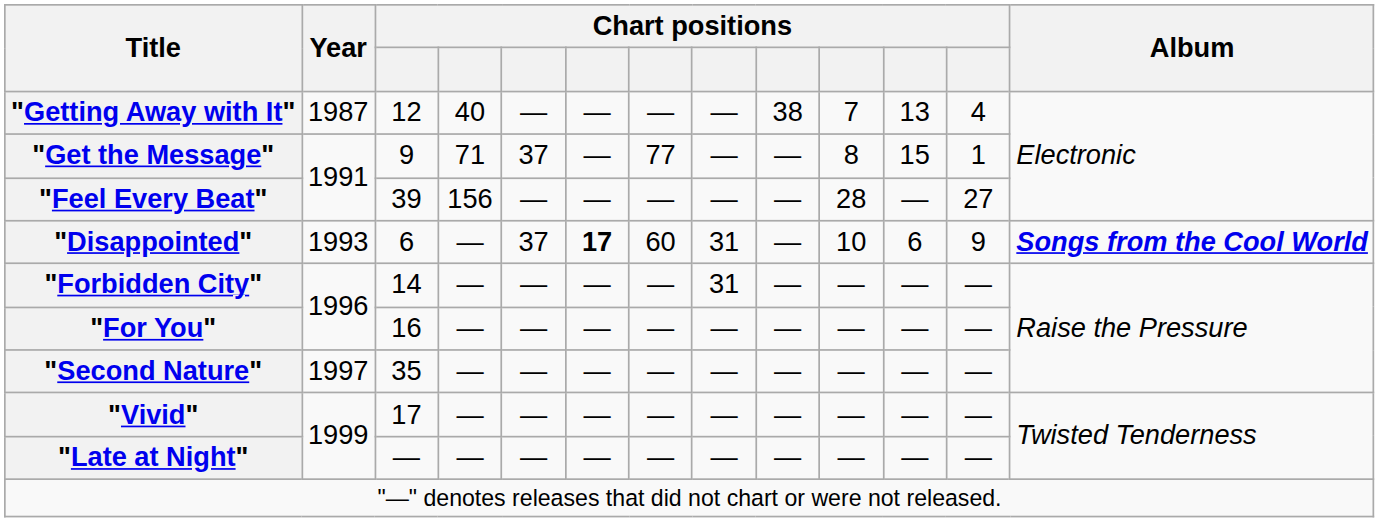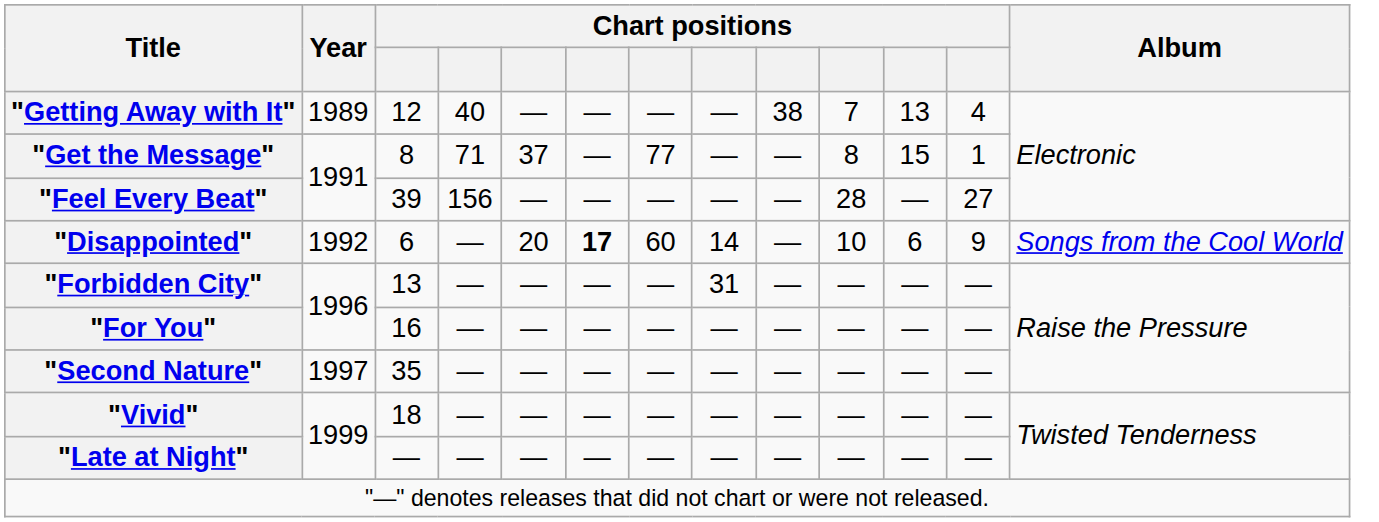(338, 112) 1987 -> (338, 112) 1989
(406, 155) 9 -> (406, 155) 8
(338, 241) 1993 -> (338, 241) 1992
(534, 241) 37 -> (534, 241) 20
(724, 241) 31 -> (724, 241) 14
(1192, 241) bold -> (1180, 241) normal
(406, 284) 14 -> (406, 284) 13
(406, 414) 17 -> (406, 414) 18
